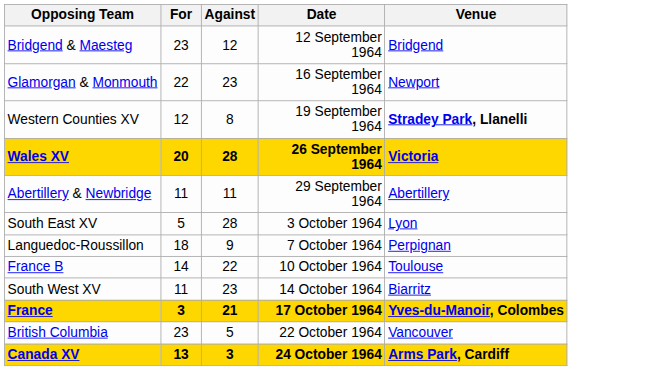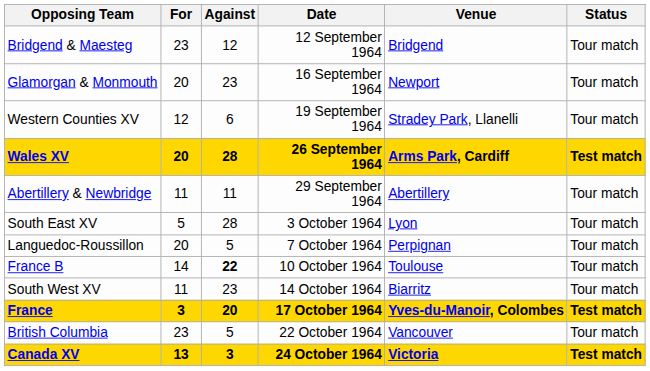+ column: (606, 15)
(181, 82) 22 -> (181, 82) 20
(230, 119) 8 -> (230, 119) 6
(458, 119) bold -> (453, 119) normal
(413, 156) Victoria -> (449, 156) Arms Park, Cardiff
(181, 245) 18 -> (181, 245) 20
(230, 245) 9 -> (230, 245) 5
(230, 267) normal -> (230, 267) bold
(230, 311) 21 -> (230, 311) 20
(449, 354) Arms Park, Cardiff -> (413, 354) Victoria
